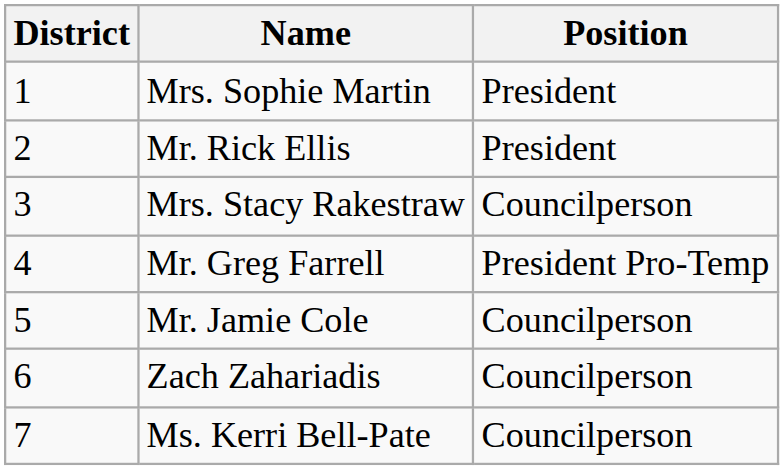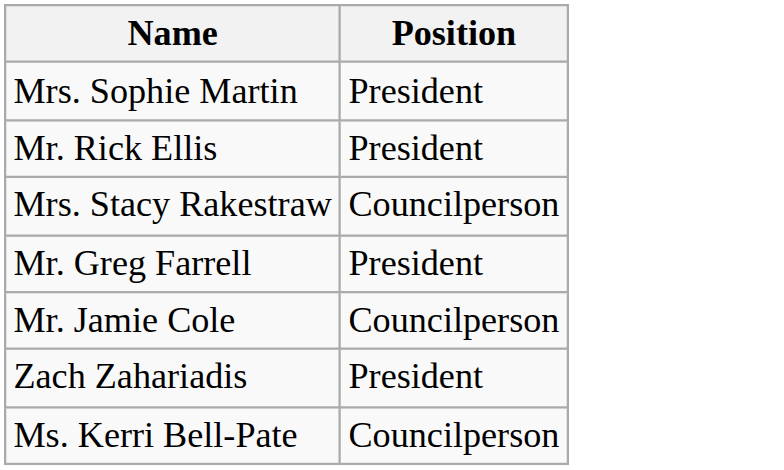- column: (72, 33)
(625, 262) President Pro-Temp -> (416, 262) President
(587, 377) Councilperson -> (416, 377) President
